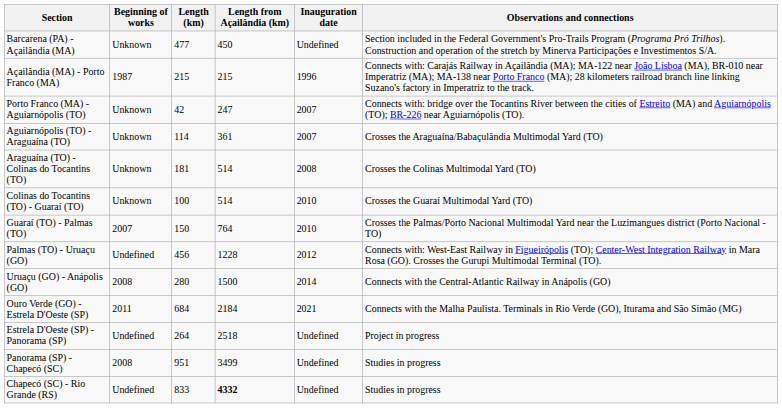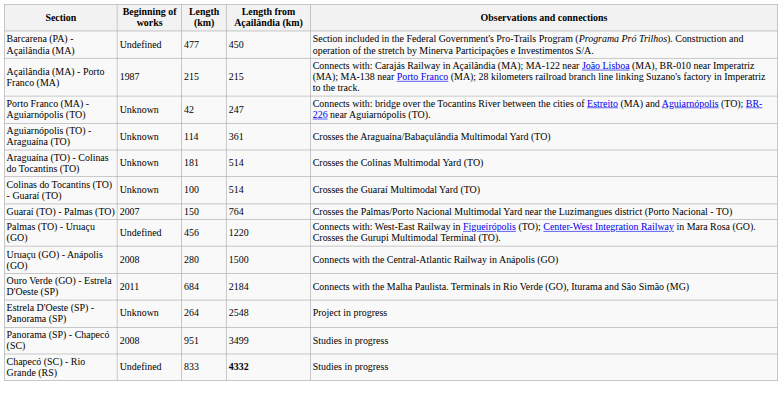- column: (329, 17)
(132, 44) Unknown -> (141, 44) Undefined
(227, 255) 1228 -> (239, 233) 1220
(133, 336) Undefined -> (139, 313) Unknown
(227, 336) 2518 -> (239, 313) 2548
